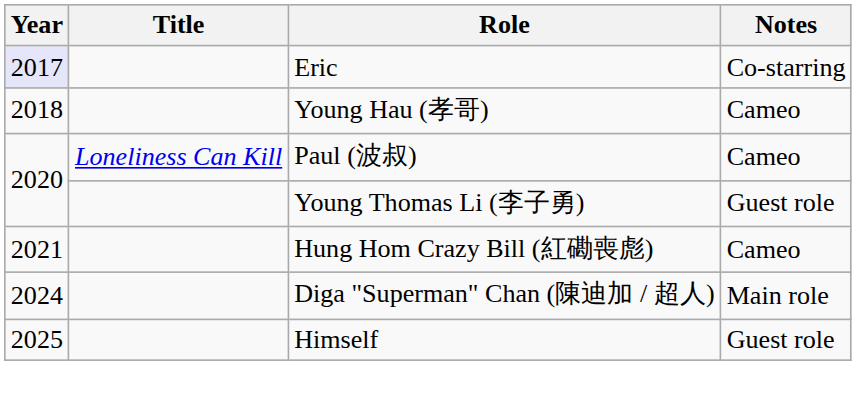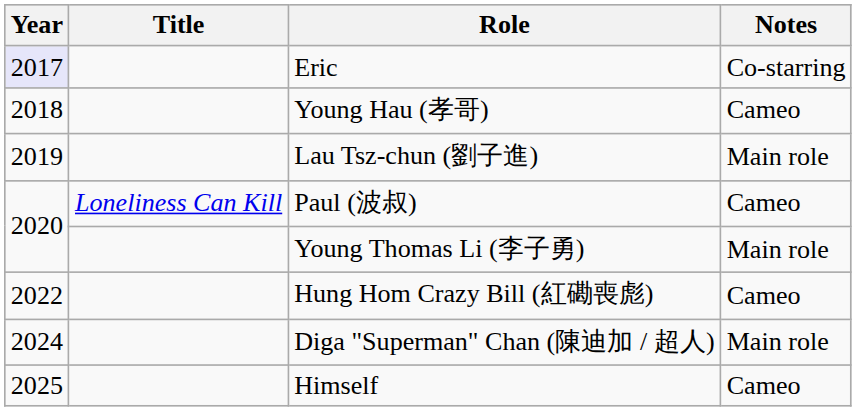+ row: (416, 155)
(781, 202) Guest role -> (778, 249) Main role
(37, 249) 2021 -> (37, 295) 2022
(781, 339) Guest role -> (764, 385) Cameo
